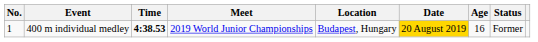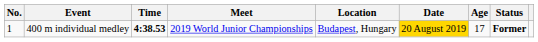(479, 28) 16 -> (479, 28) 17
(508, 28) normal -> (509, 28) bold
